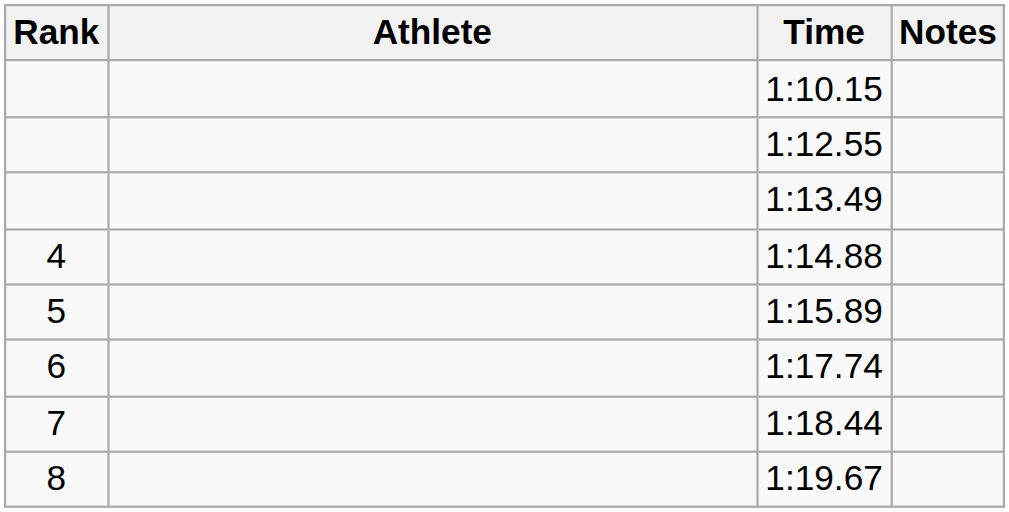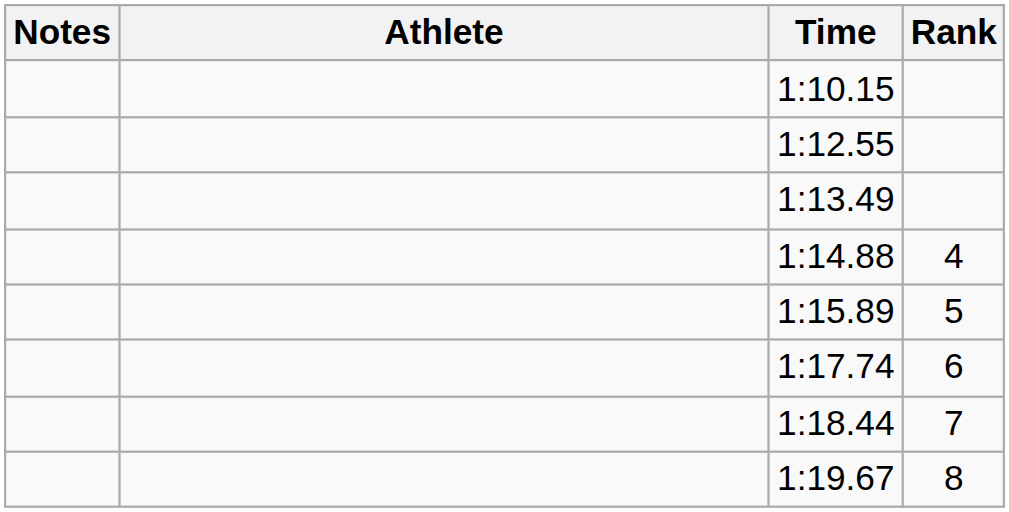columns swapped: (56, 32) <-> (948, 32)
